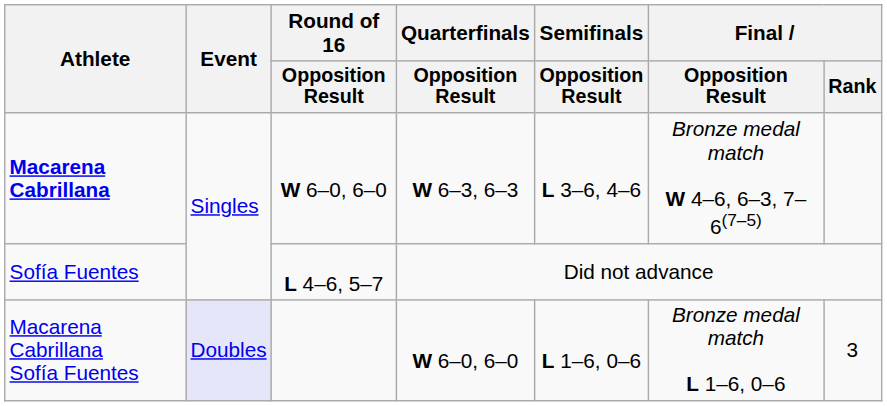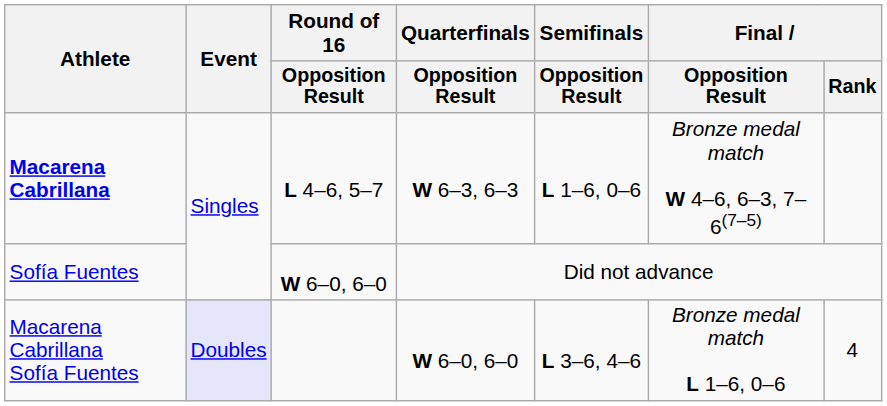(334, 190) W 6–0, 6–0 -> (334, 190) L 4–6, 5–7
(591, 190) L 3–6, 4–6 -> (591, 190) L 1–6, 0–6
(334, 283) L 4–6, 5–7 -> (334, 283) W 6–0, 6–0
(591, 362) L 1–6, 0–6 -> (591, 362) L 3–6, 4–6
(852, 351) 3 -> (852, 351) 4
